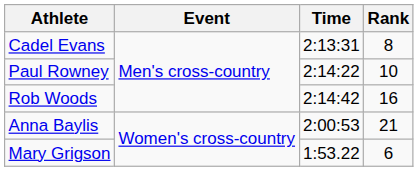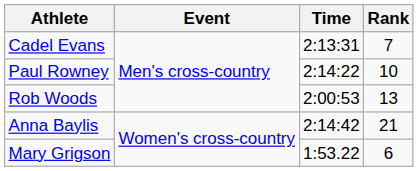(388, 45) 8 -> (388, 45) 7
(331, 99) 2:14:42 -> (331, 99) 2:00:53
(388, 99) 16 -> (388, 99) 13
(331, 126) 2:00:53 -> (331, 126) 2:14:42
